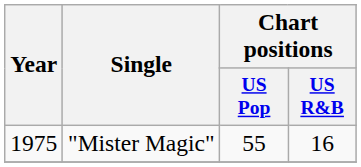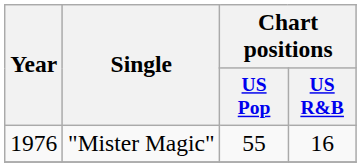(34, 143) 1975 -> (34, 143) 1976
